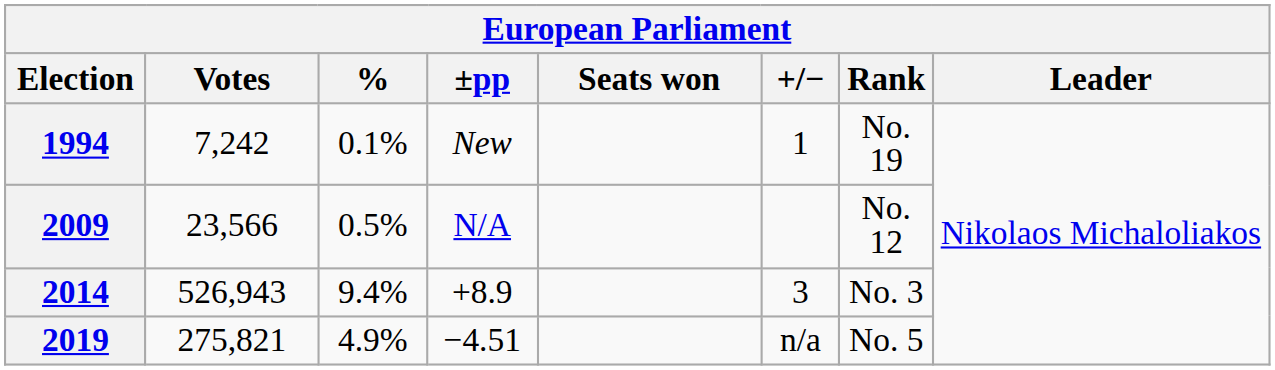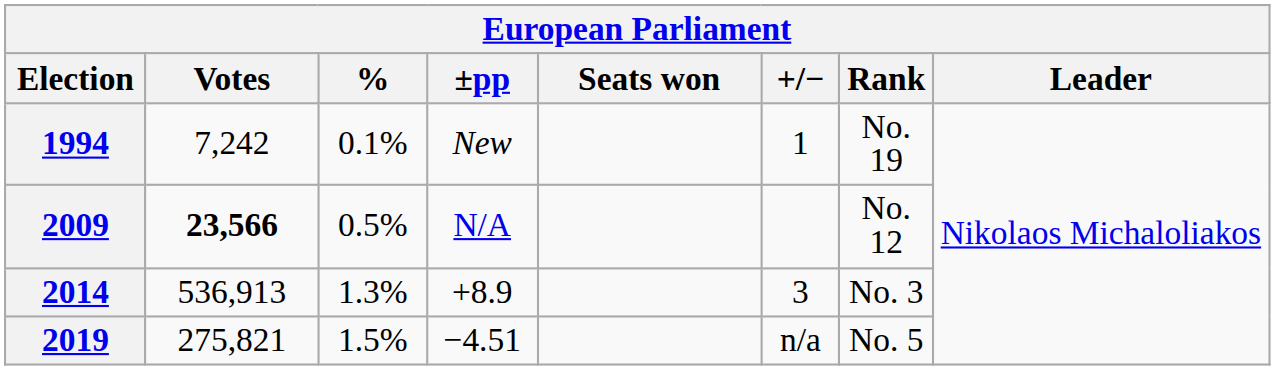(232, 225) normal -> (232, 225) bold
(232, 291) 526,943 -> (232, 291) 536,913
(373, 291) 9.4% -> (373, 291) 1.3%
(373, 340) 4.9% -> (373, 340) 1.5%
